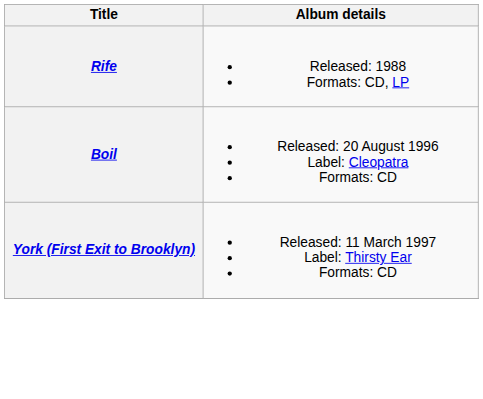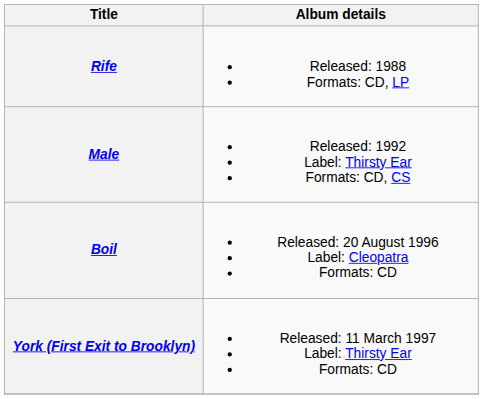+ row: (104, 154)
